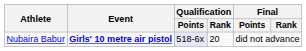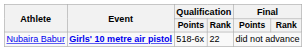(190, 40) lavender background -> (190, 40) no background
(215, 40) 20 -> (215, 40) 22
